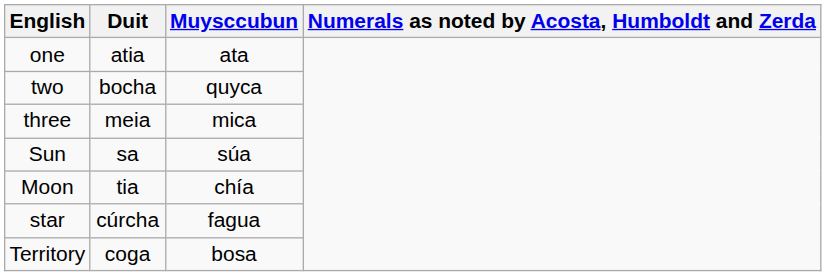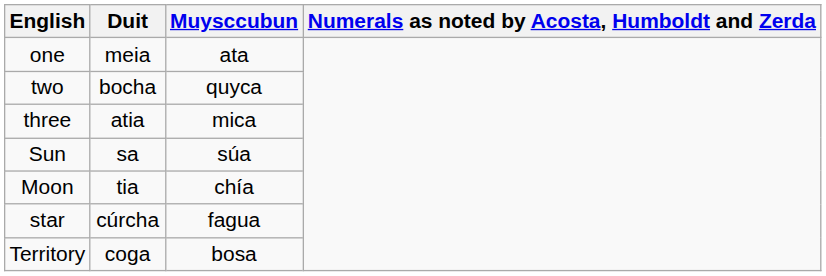(128, 54) atia -> (128, 54) meia
(128, 120) meia -> (128, 120) atia
